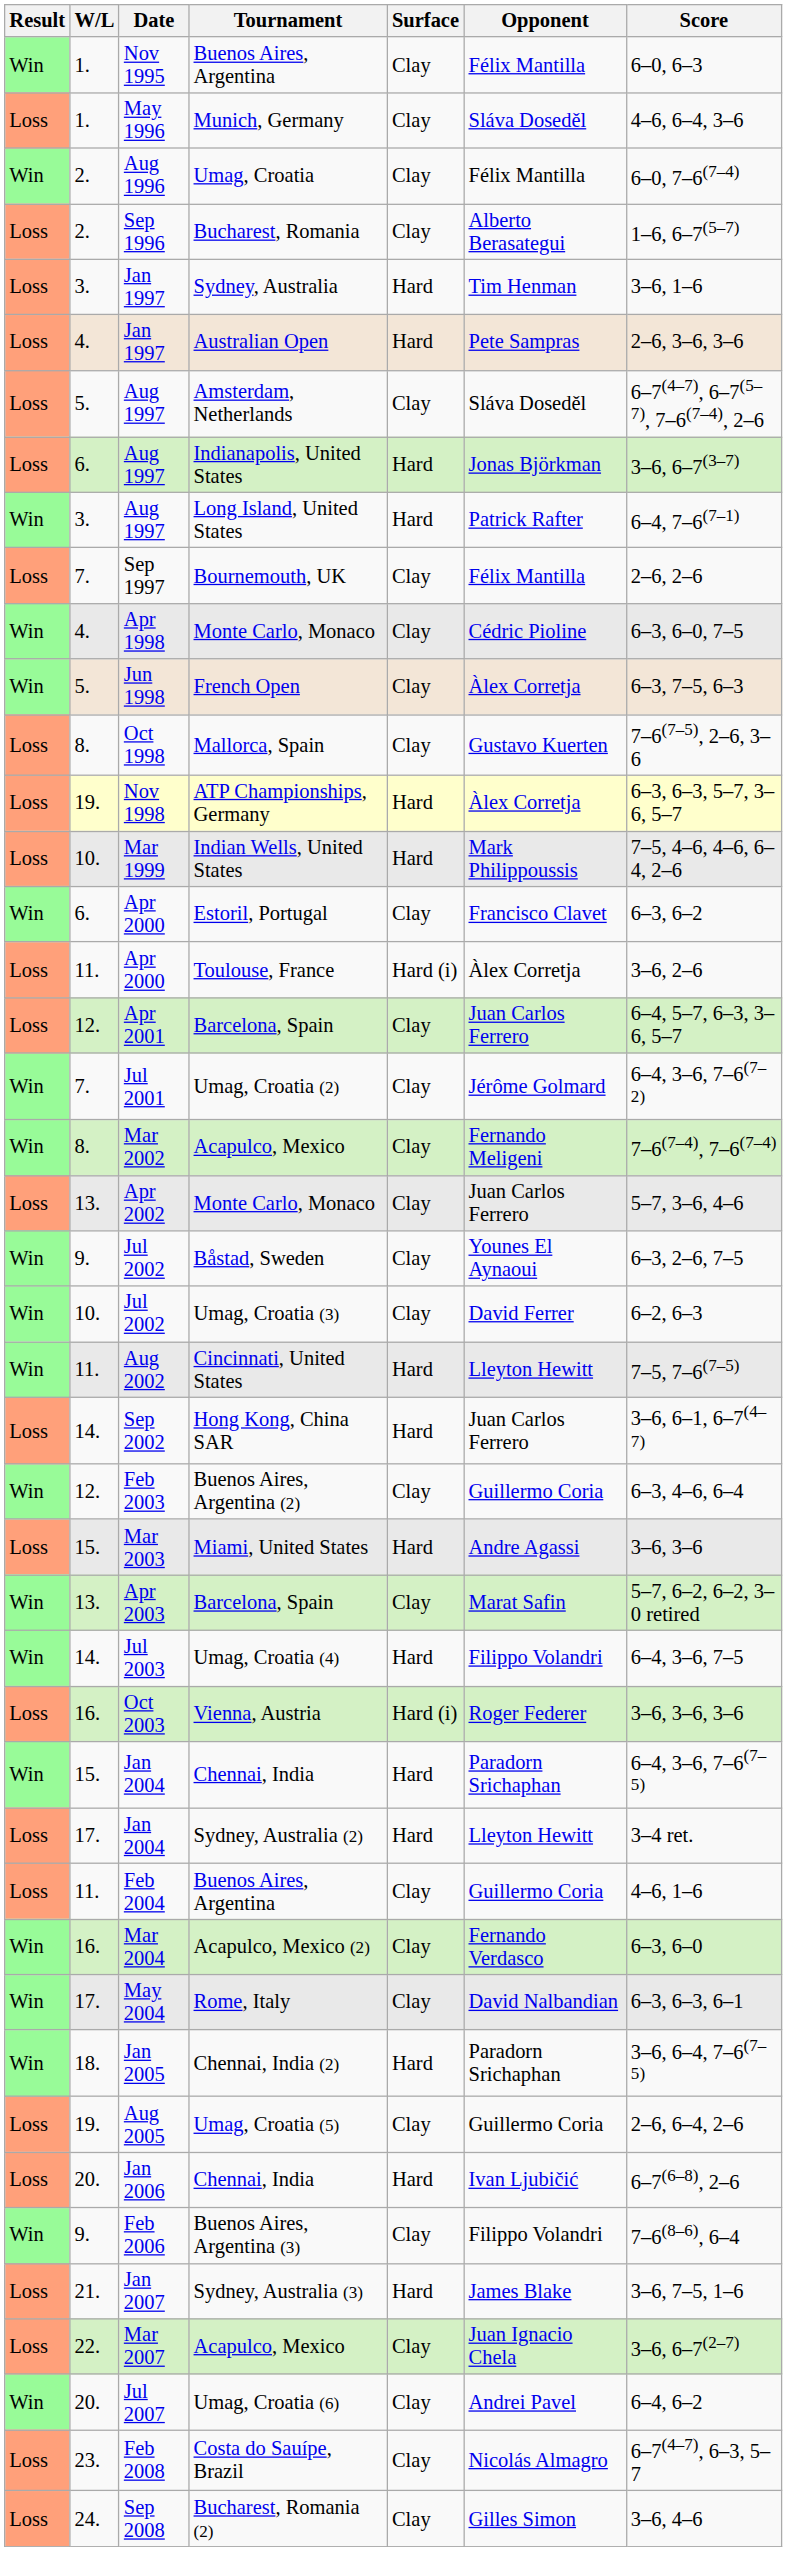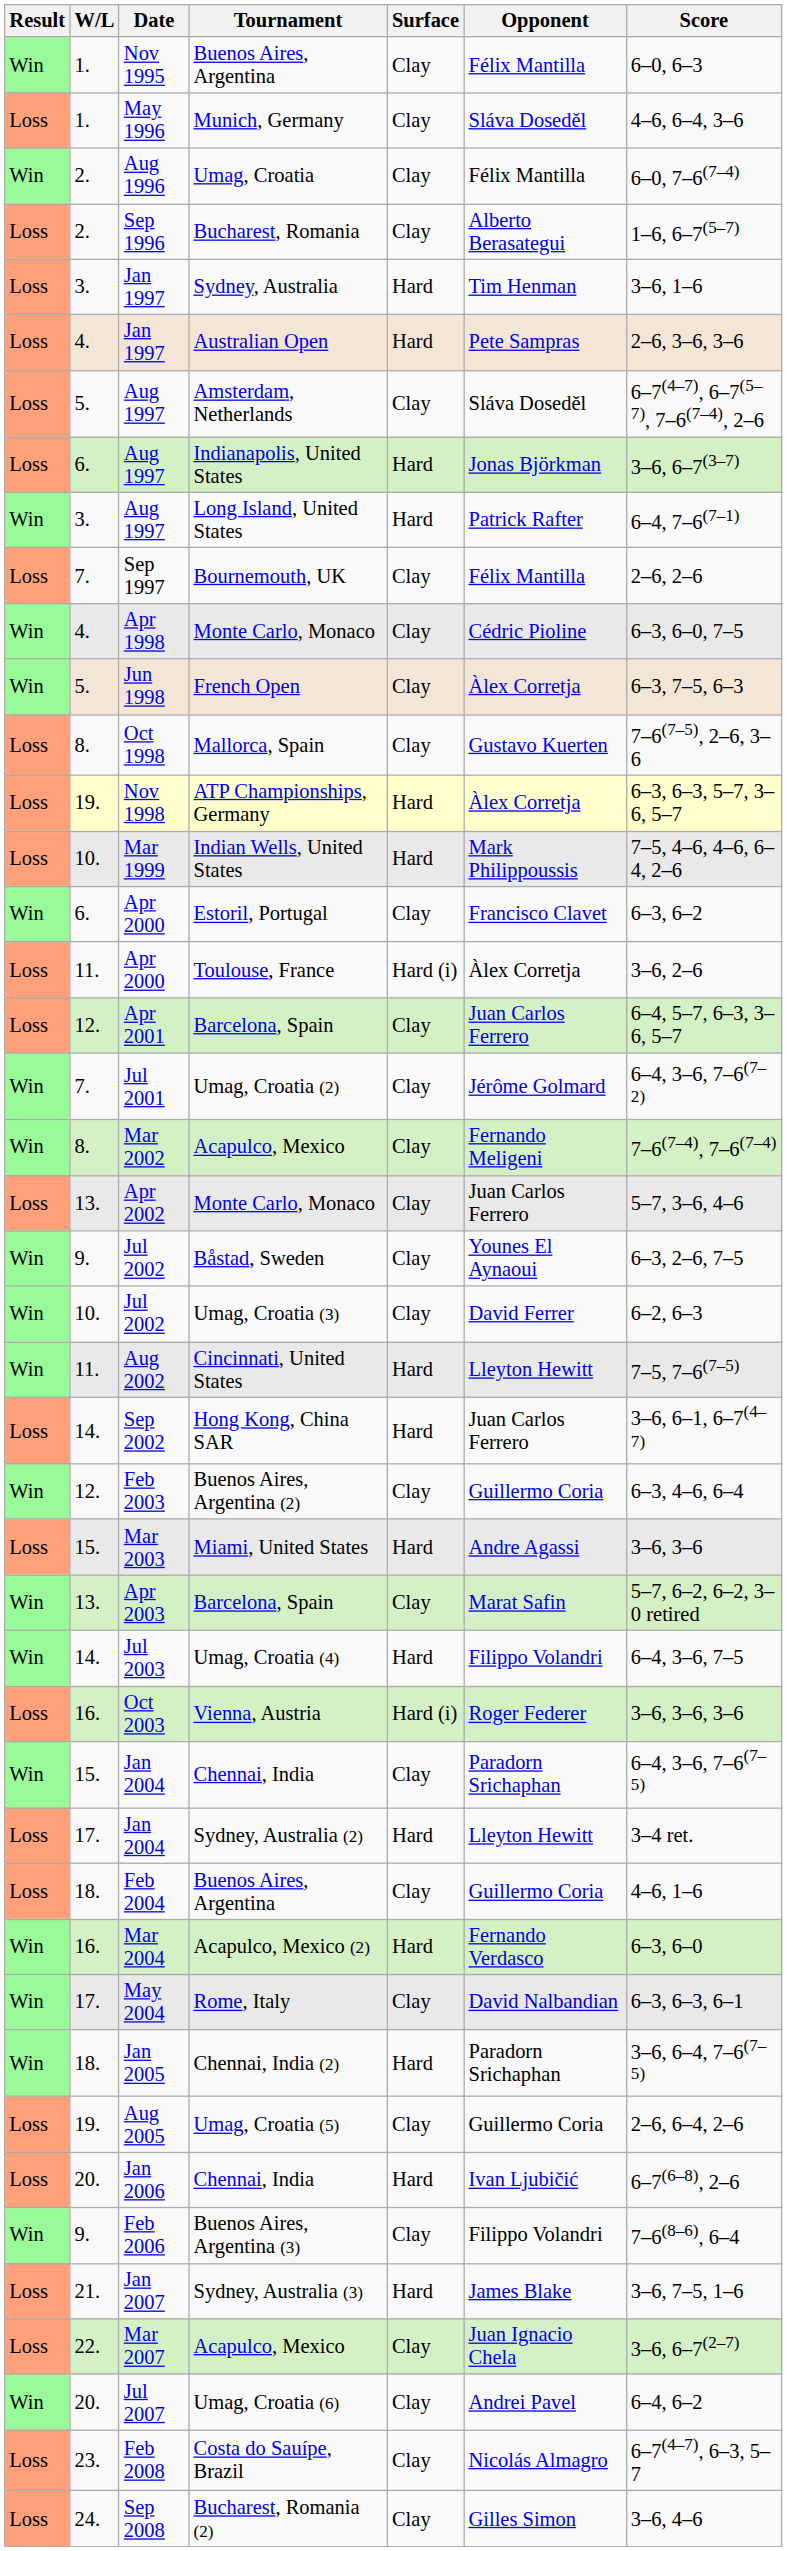(412, 1774) Hard -> (411, 1774) Clay
(87, 1891) 11. -> (87, 1891) 18.
(411, 1946) Clay -> (412, 1946) Hard
